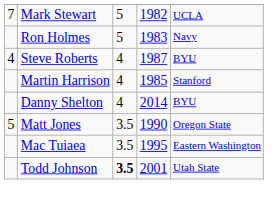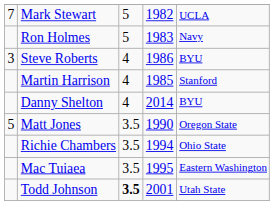(11, 59) 4 -> (11, 59) 3
(154, 59) 1987 -> (160, 59) 1986
+ row: (68, 146)
